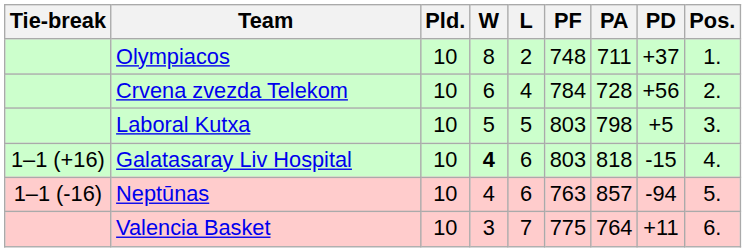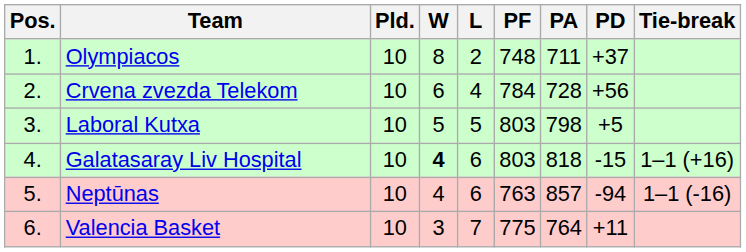columns swapped: (712, 21) <-> (58, 21)
